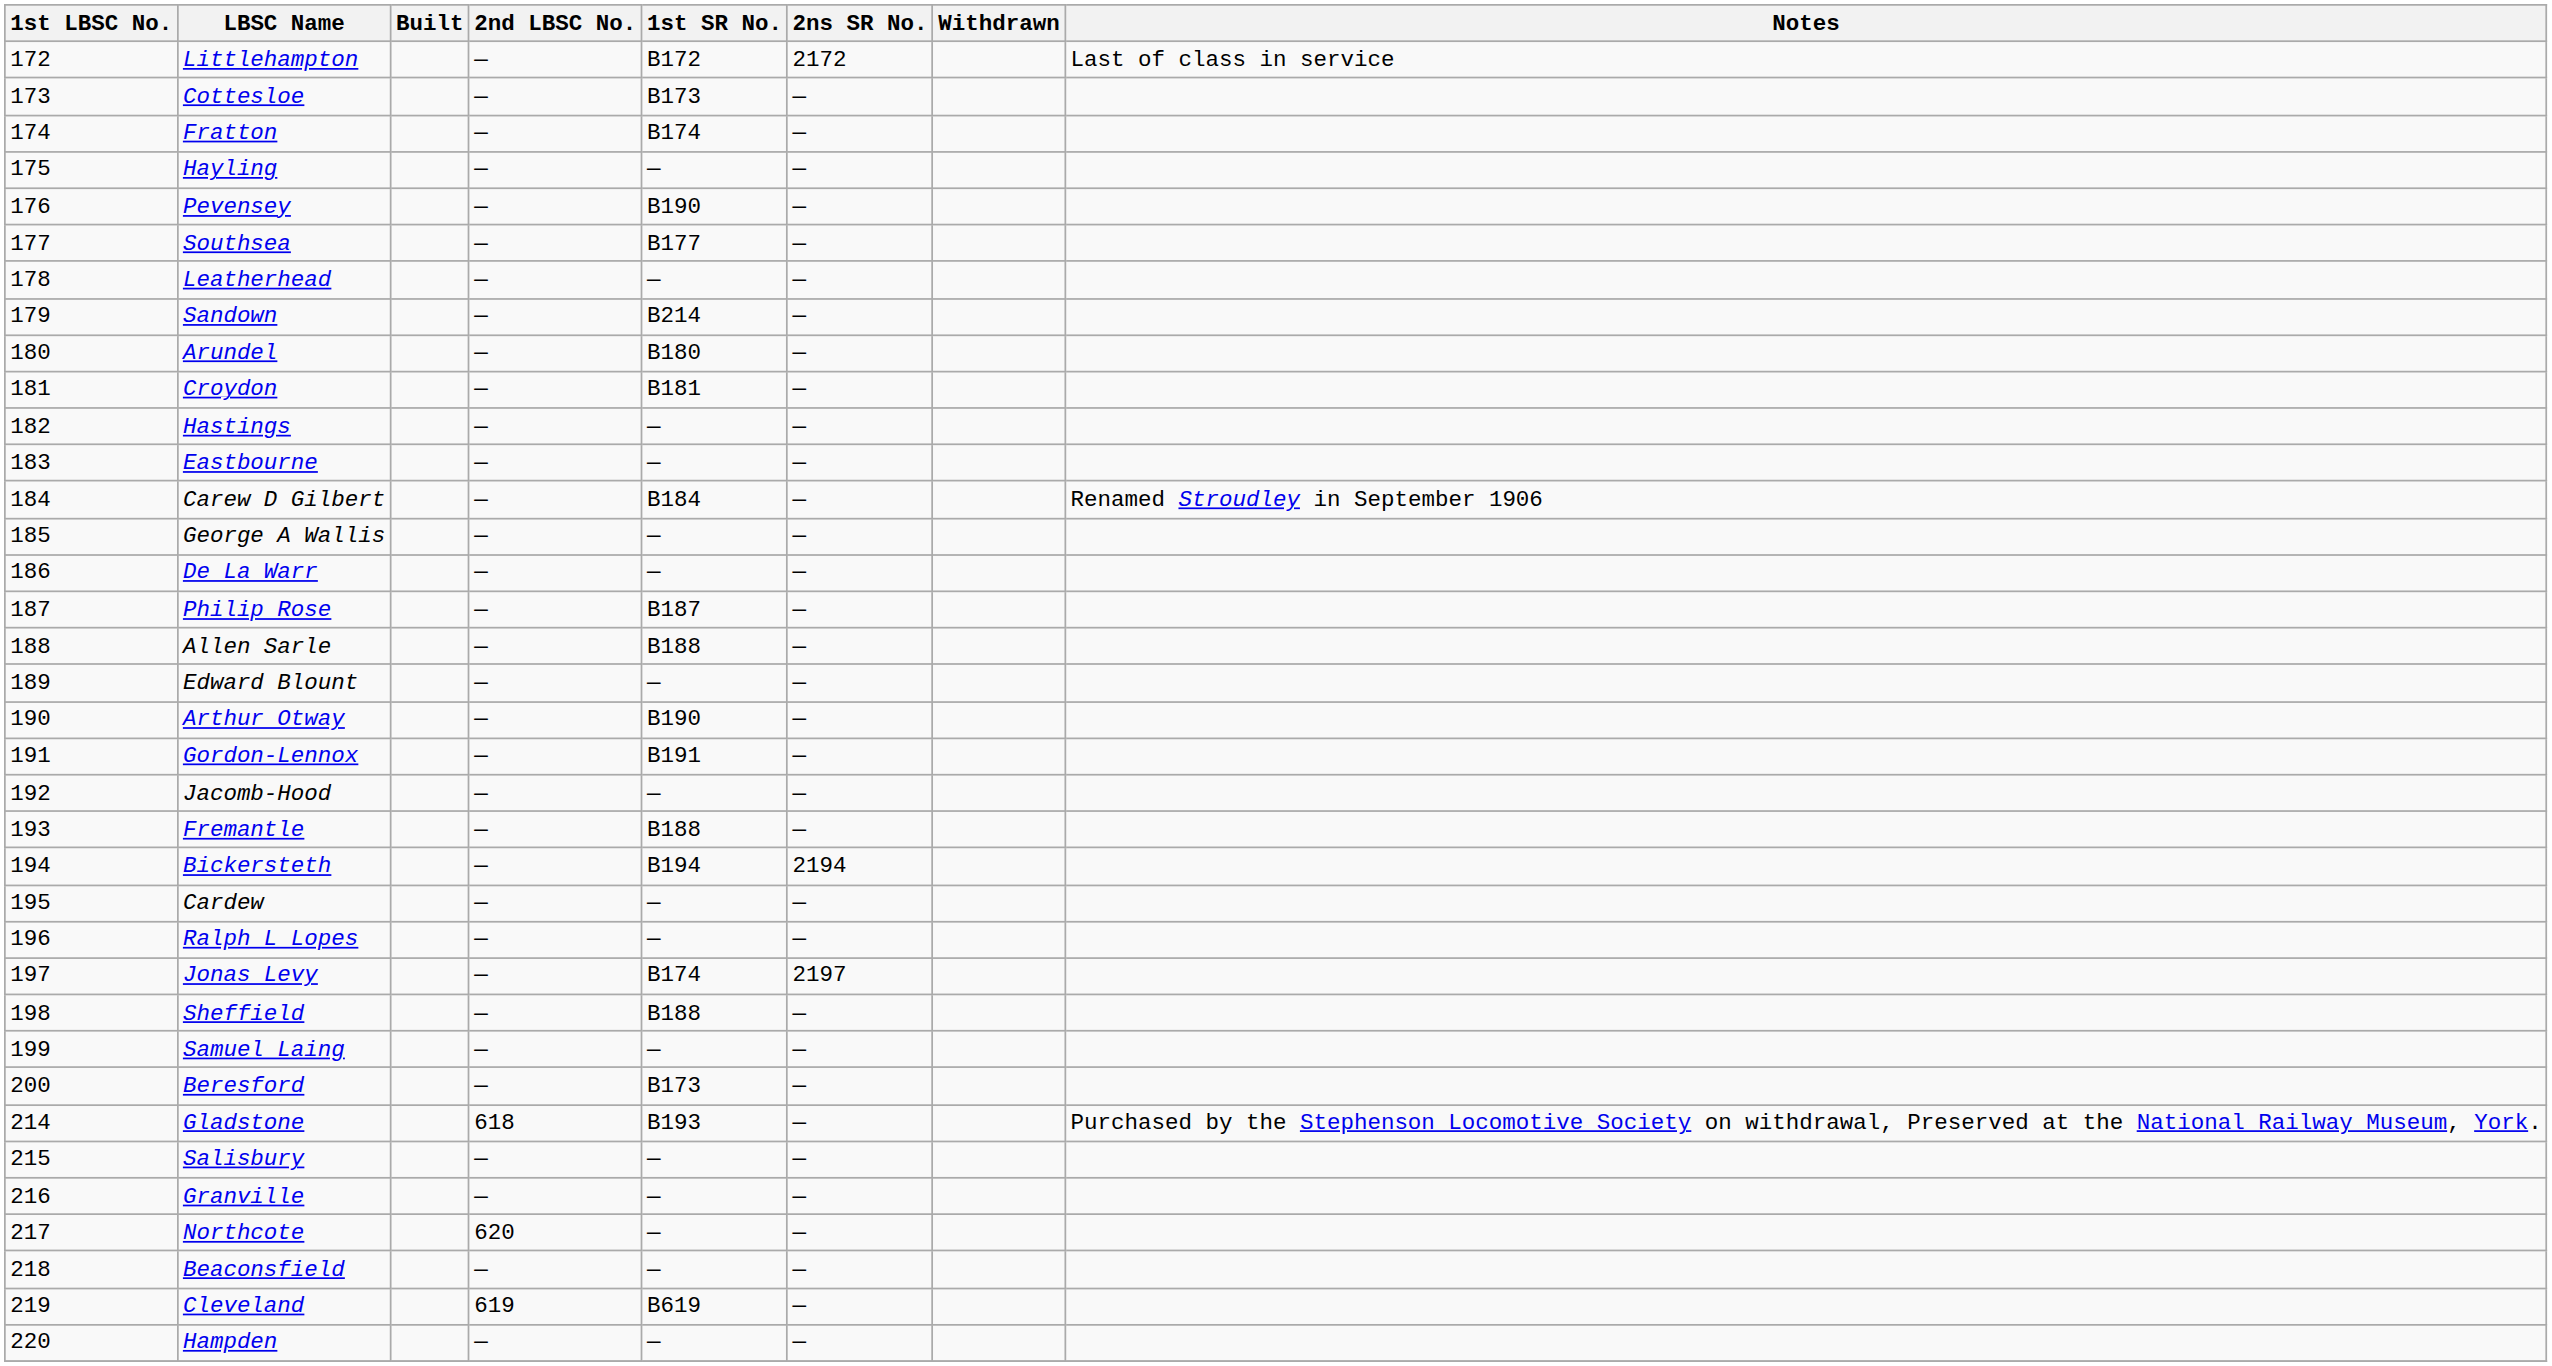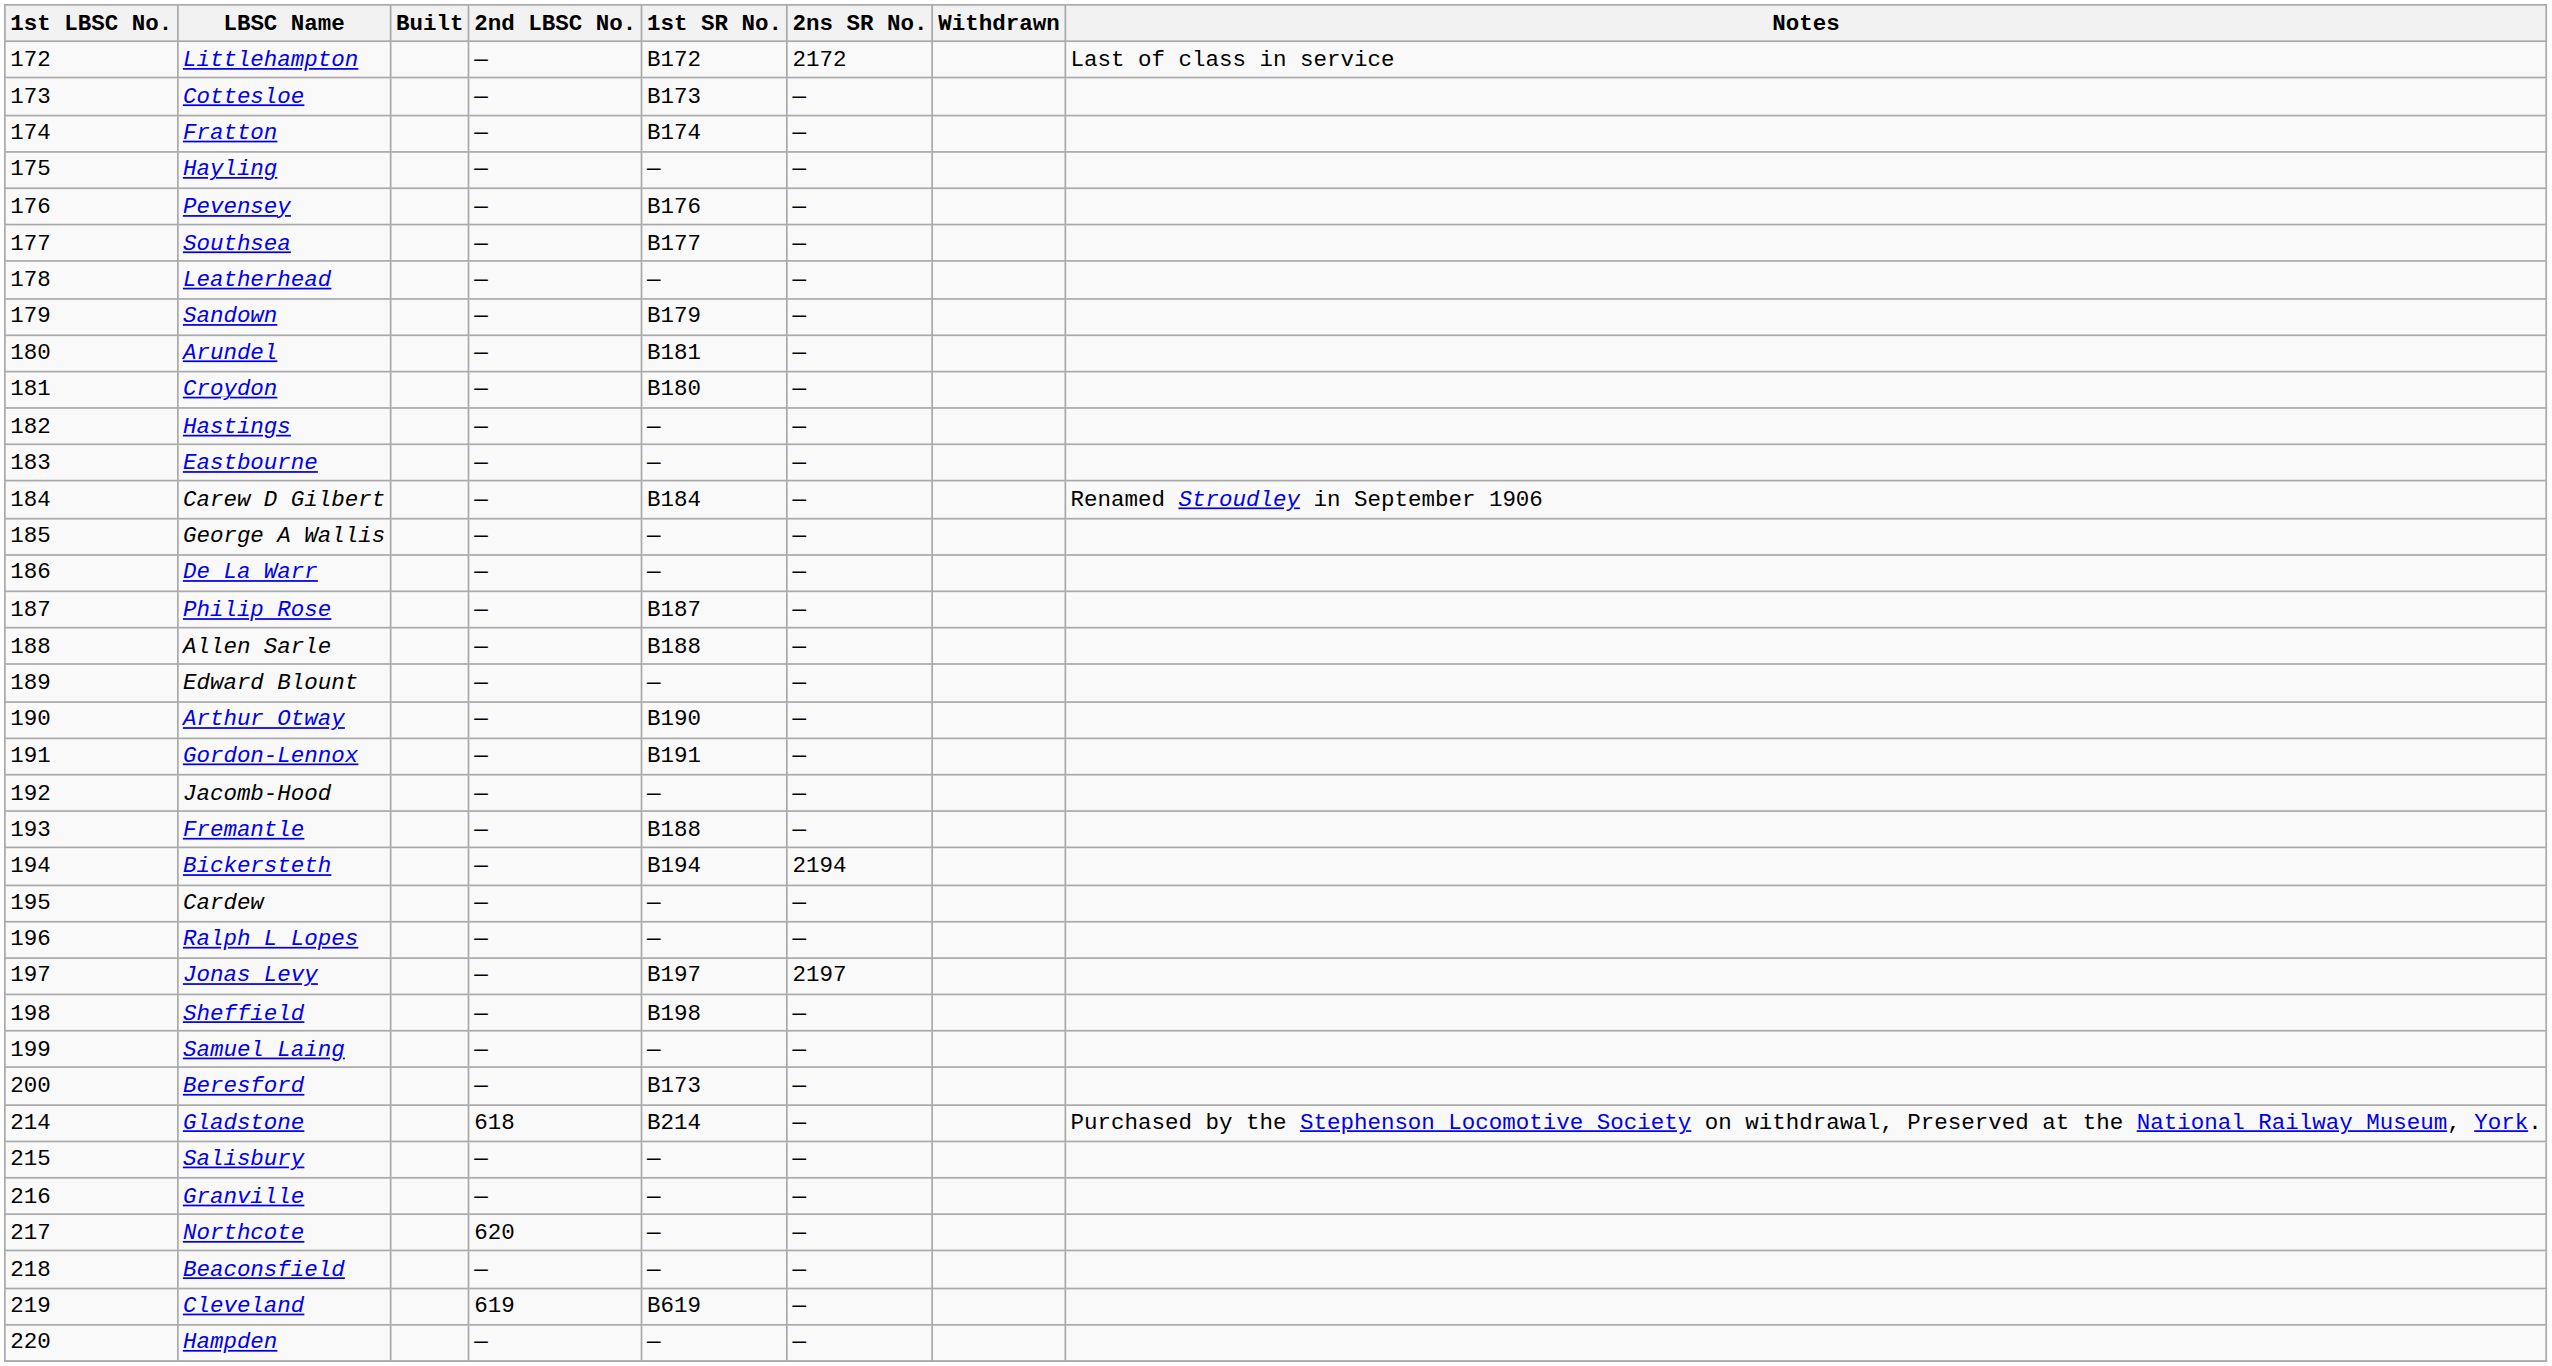(674, 206) B190 -> (674, 206) B176
(674, 316) B214 -> (674, 316) B179
(674, 353) B180 -> (674, 353) B181
(674, 390) B181 -> (674, 390) B180
(674, 976) B174 -> (674, 976) B197
(674, 1013) B188 -> (674, 1013) B198
(674, 1123) B193 -> (674, 1123) B214
